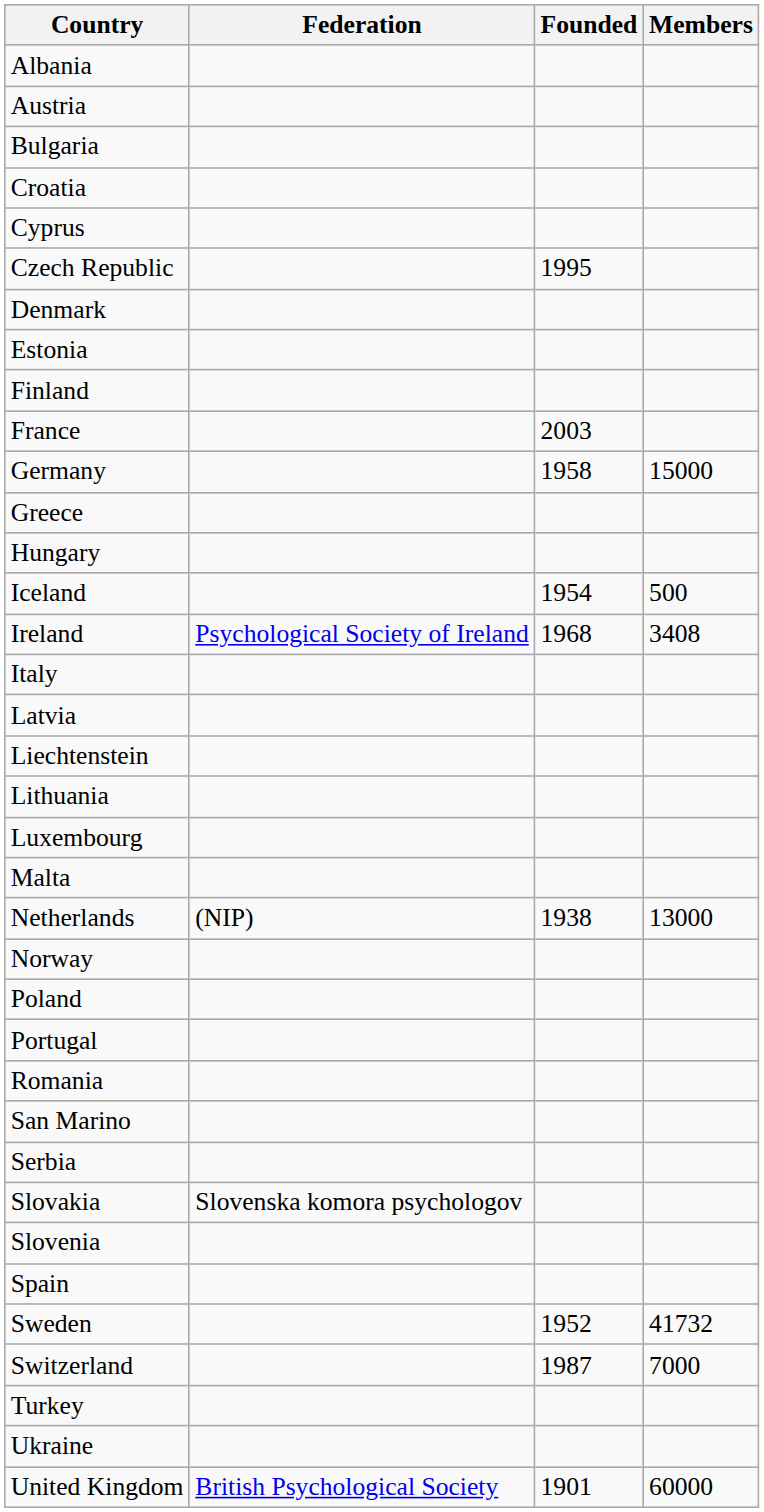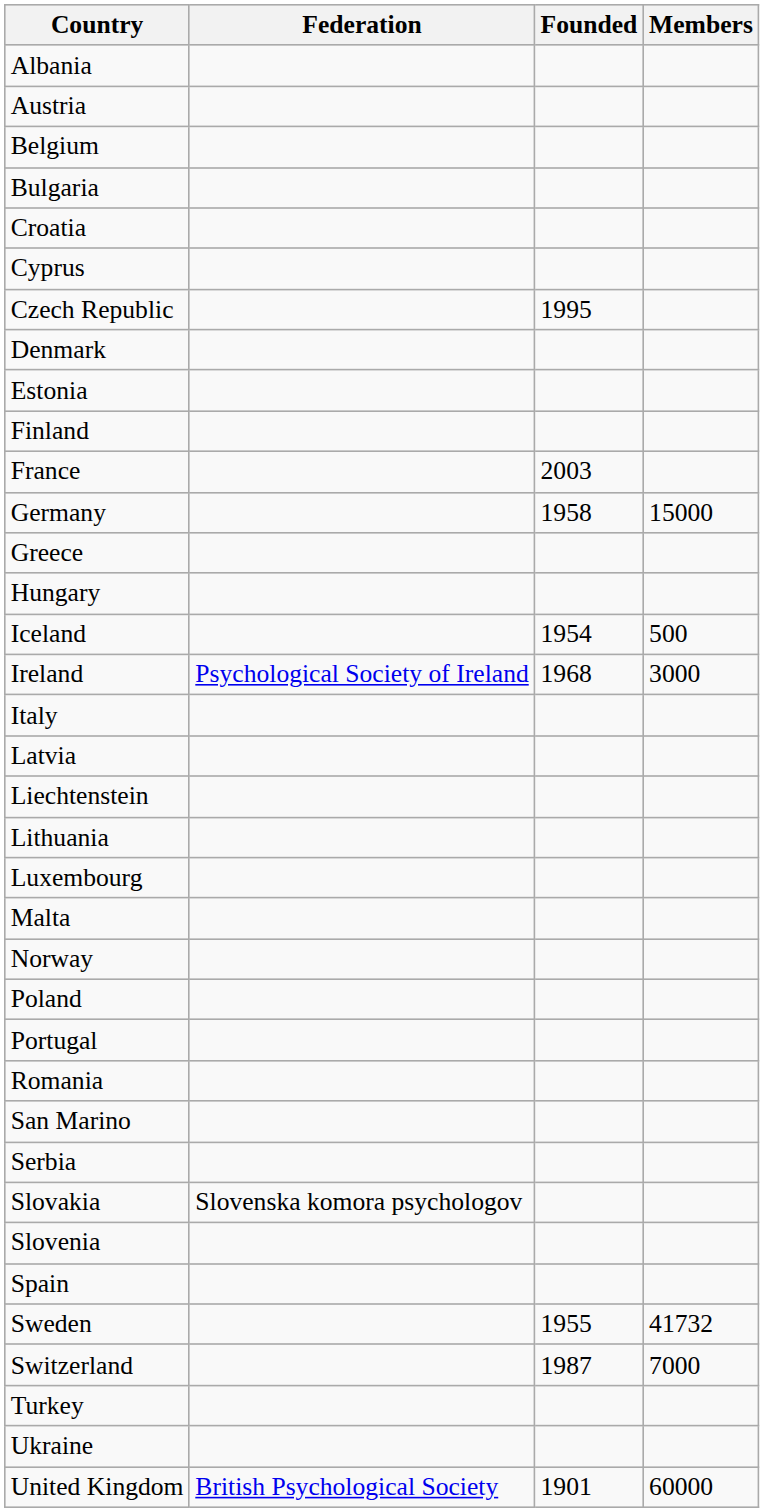+ row: (55, 146)
(675, 633) 3408 -> (675, 674) 3000
- row: (73, 918)
(566, 1324) 1952 -> (566, 1324) 1955
